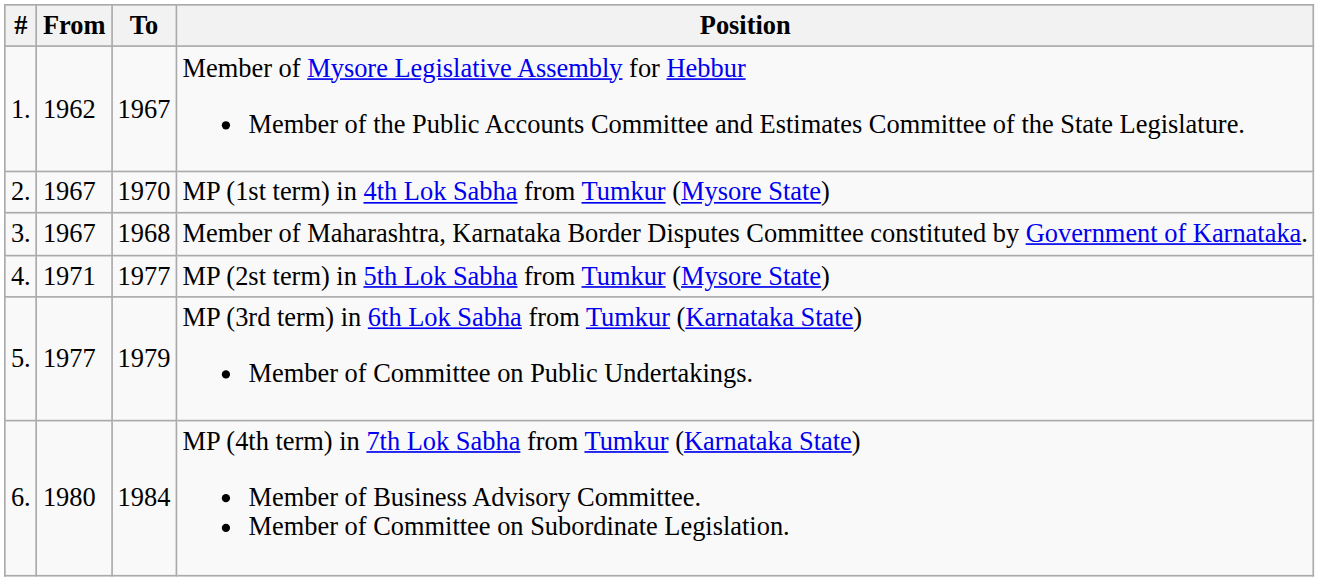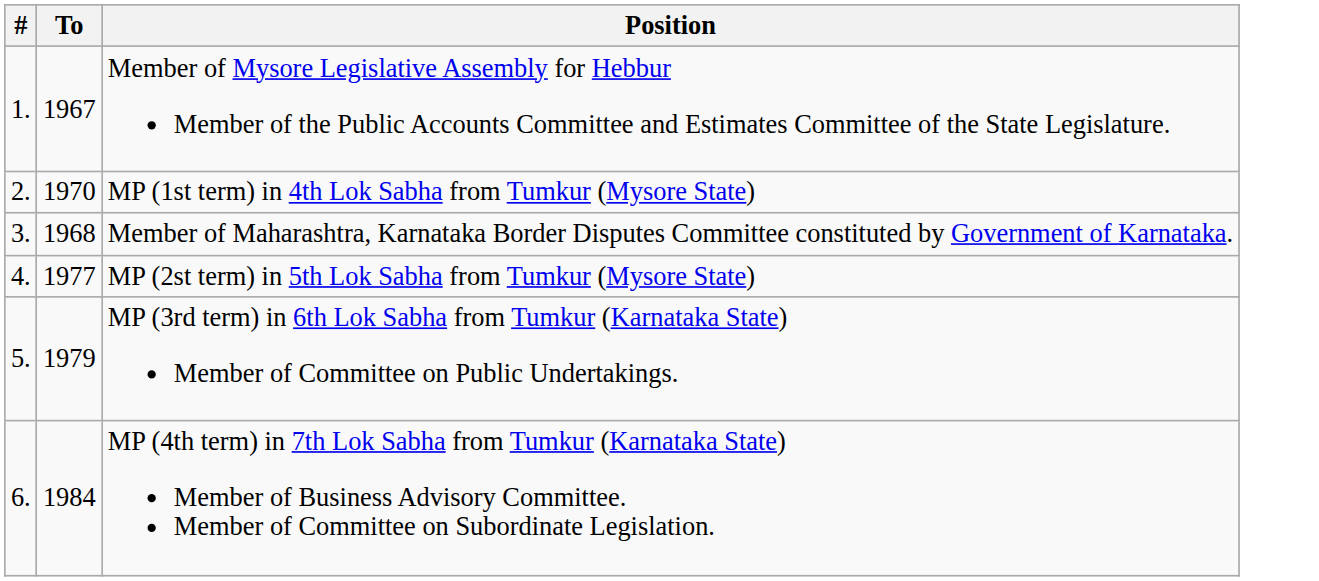- column: (74, 25)
